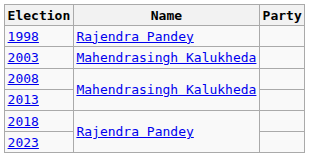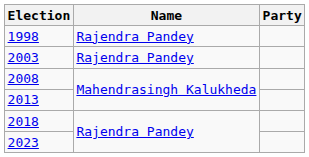(166, 57) Mahendrasingh Kalukheda -> (135, 57) Rajendra Pandey
